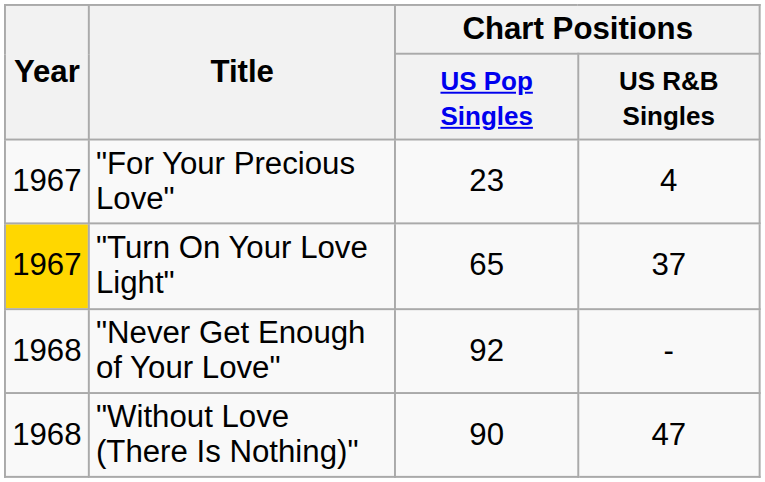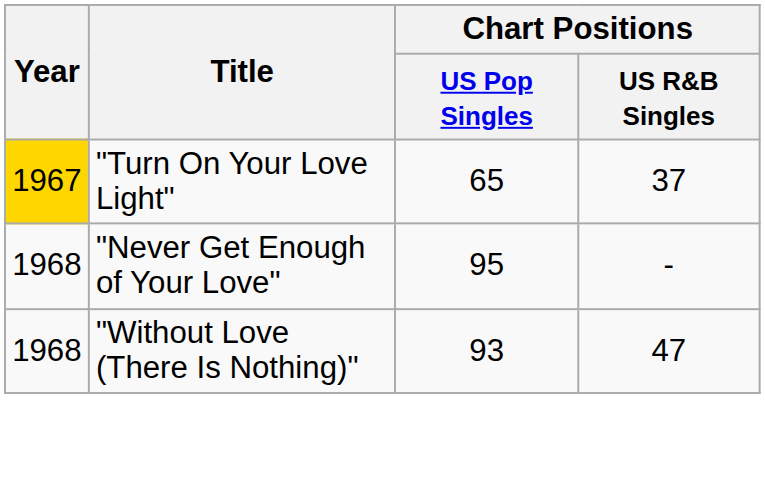- row: (225, 180)
(487, 350) 92 -> (487, 265) 95
(487, 434) 90 -> (487, 350) 93
